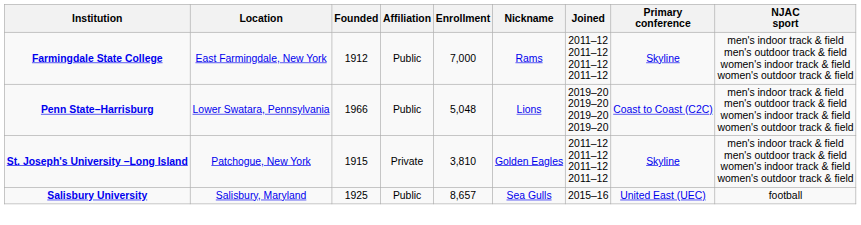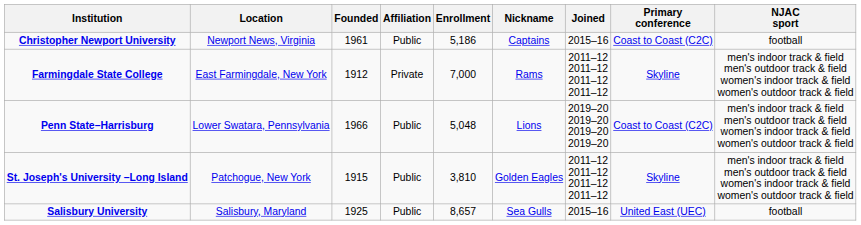+ row: (97, 40)
(407, 58) Public -> (407, 74) Private
(407, 161) Private -> (407, 178) Public
